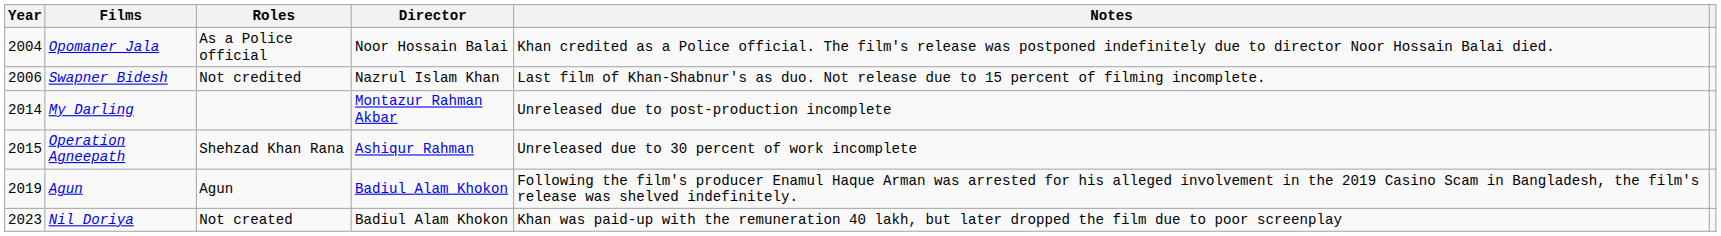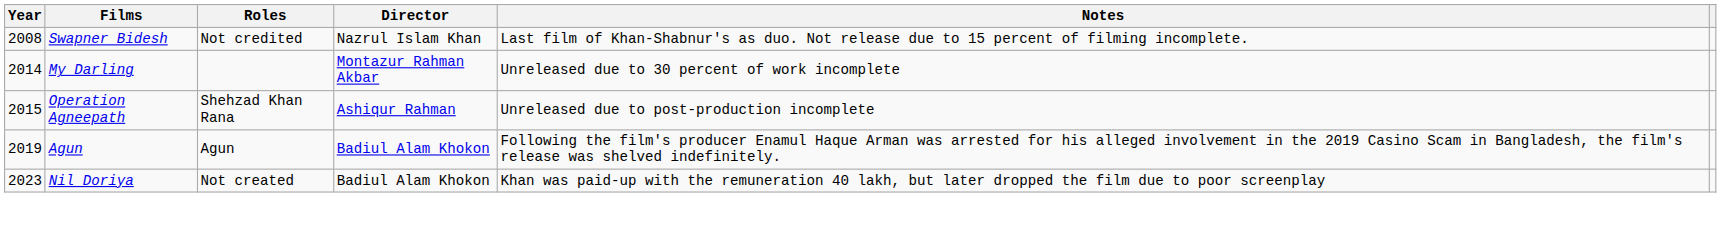- row: (104, 47)
(25, 79) 2006 -> (25, 39) 2008
(704, 110) Unreleased due to post-production incomplete -> (700, 70) Unreleased due to 30 percent of work incomplete
(717, 149) Unreleased due to 30 percent of work incomplete -> (688, 110) Unreleased due to post-production incomplete
